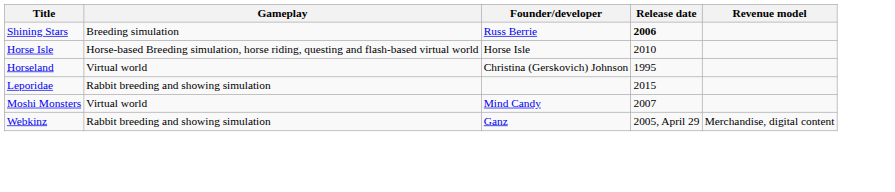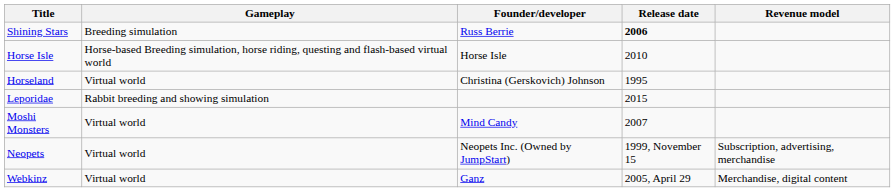+ row: (26, 153)
(179, 121) Rabbit breeding and showing simulation -> (115, 177) Virtual world
